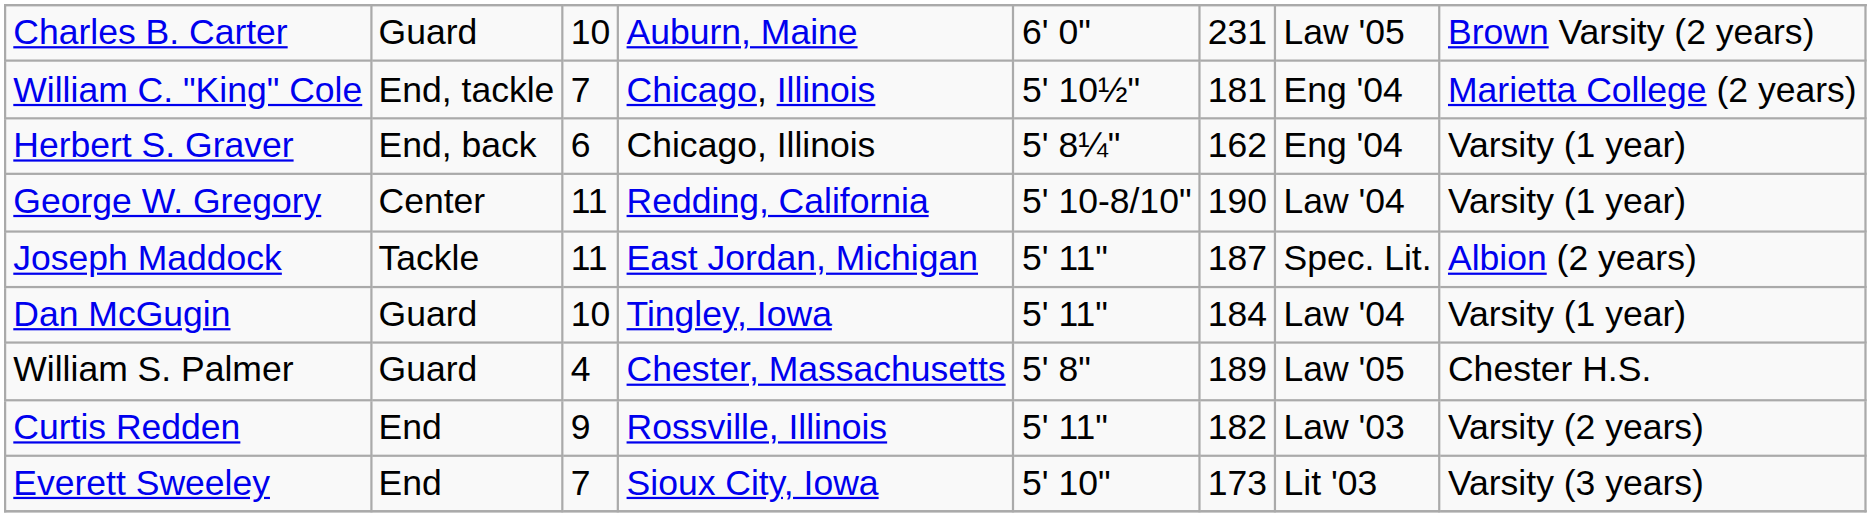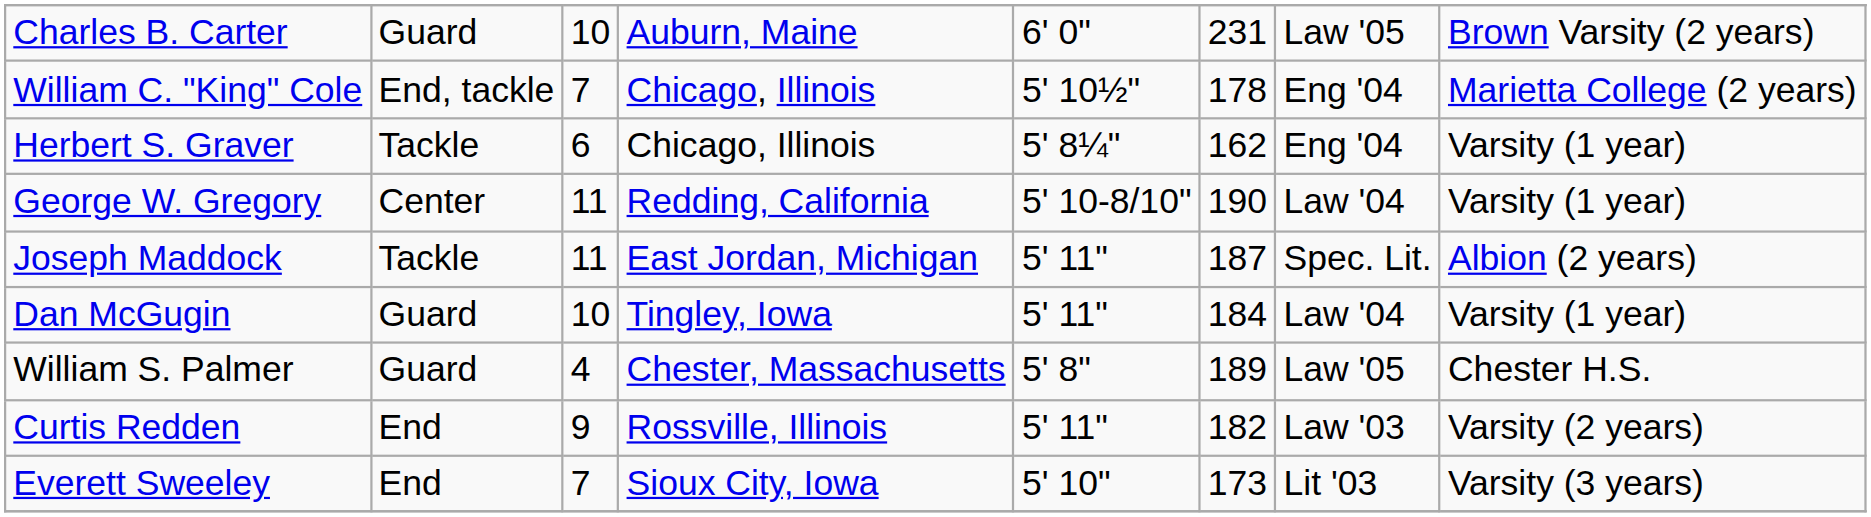(1238, 88) 181 -> (1238, 88) 178
(458, 145) End, back -> (429, 145) Tackle
